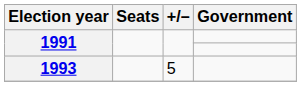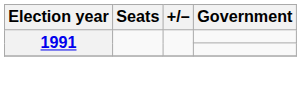- row: (59, 68)
